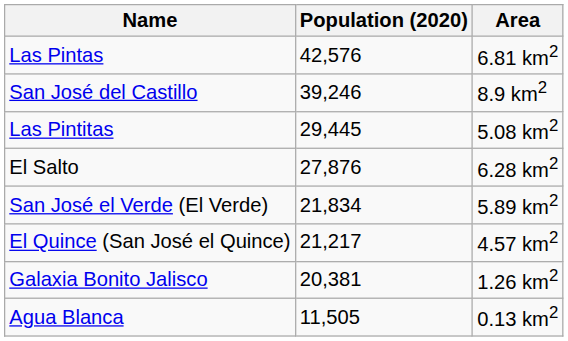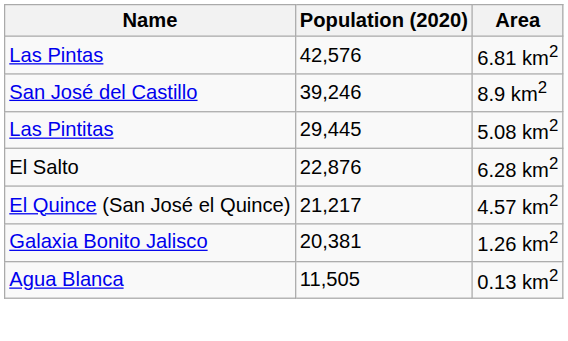(331, 167) 27,876 -> (331, 167) 22,876
- row: (139, 204)
